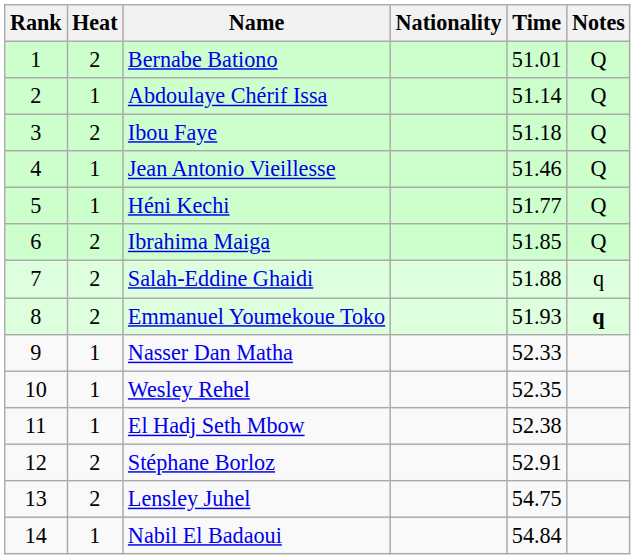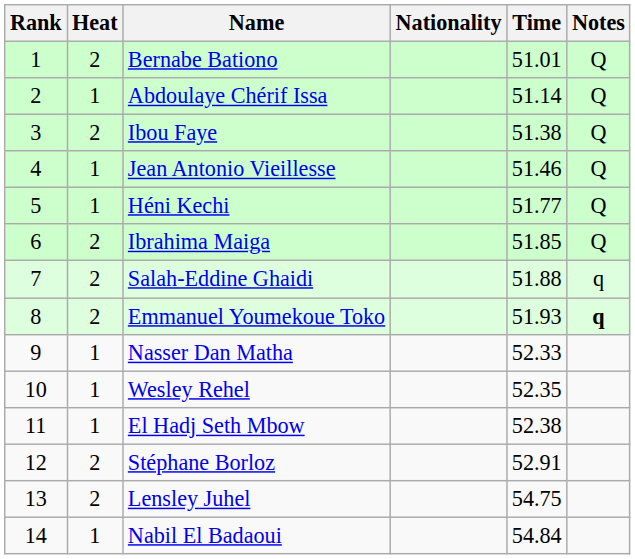(537, 132) 51.18 -> (537, 132) 51.38
